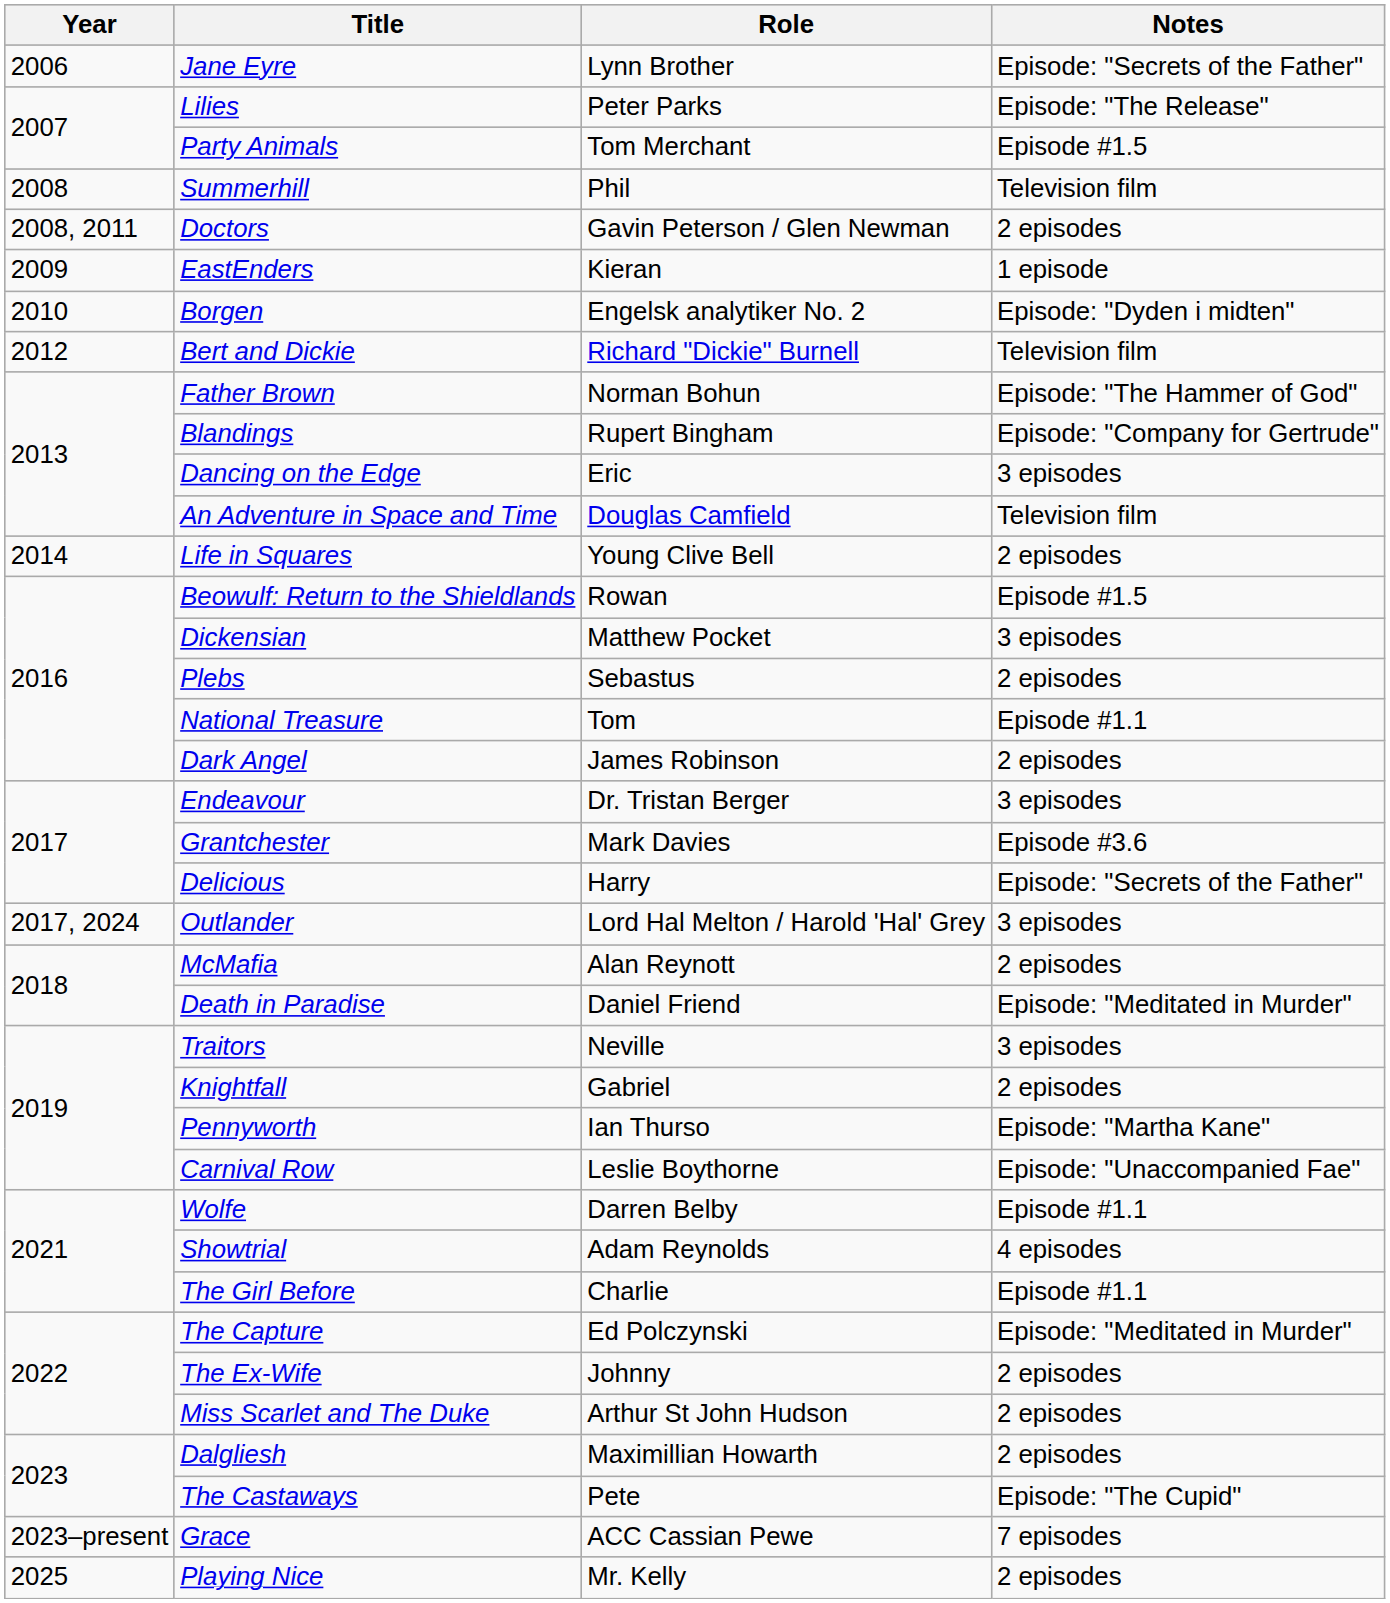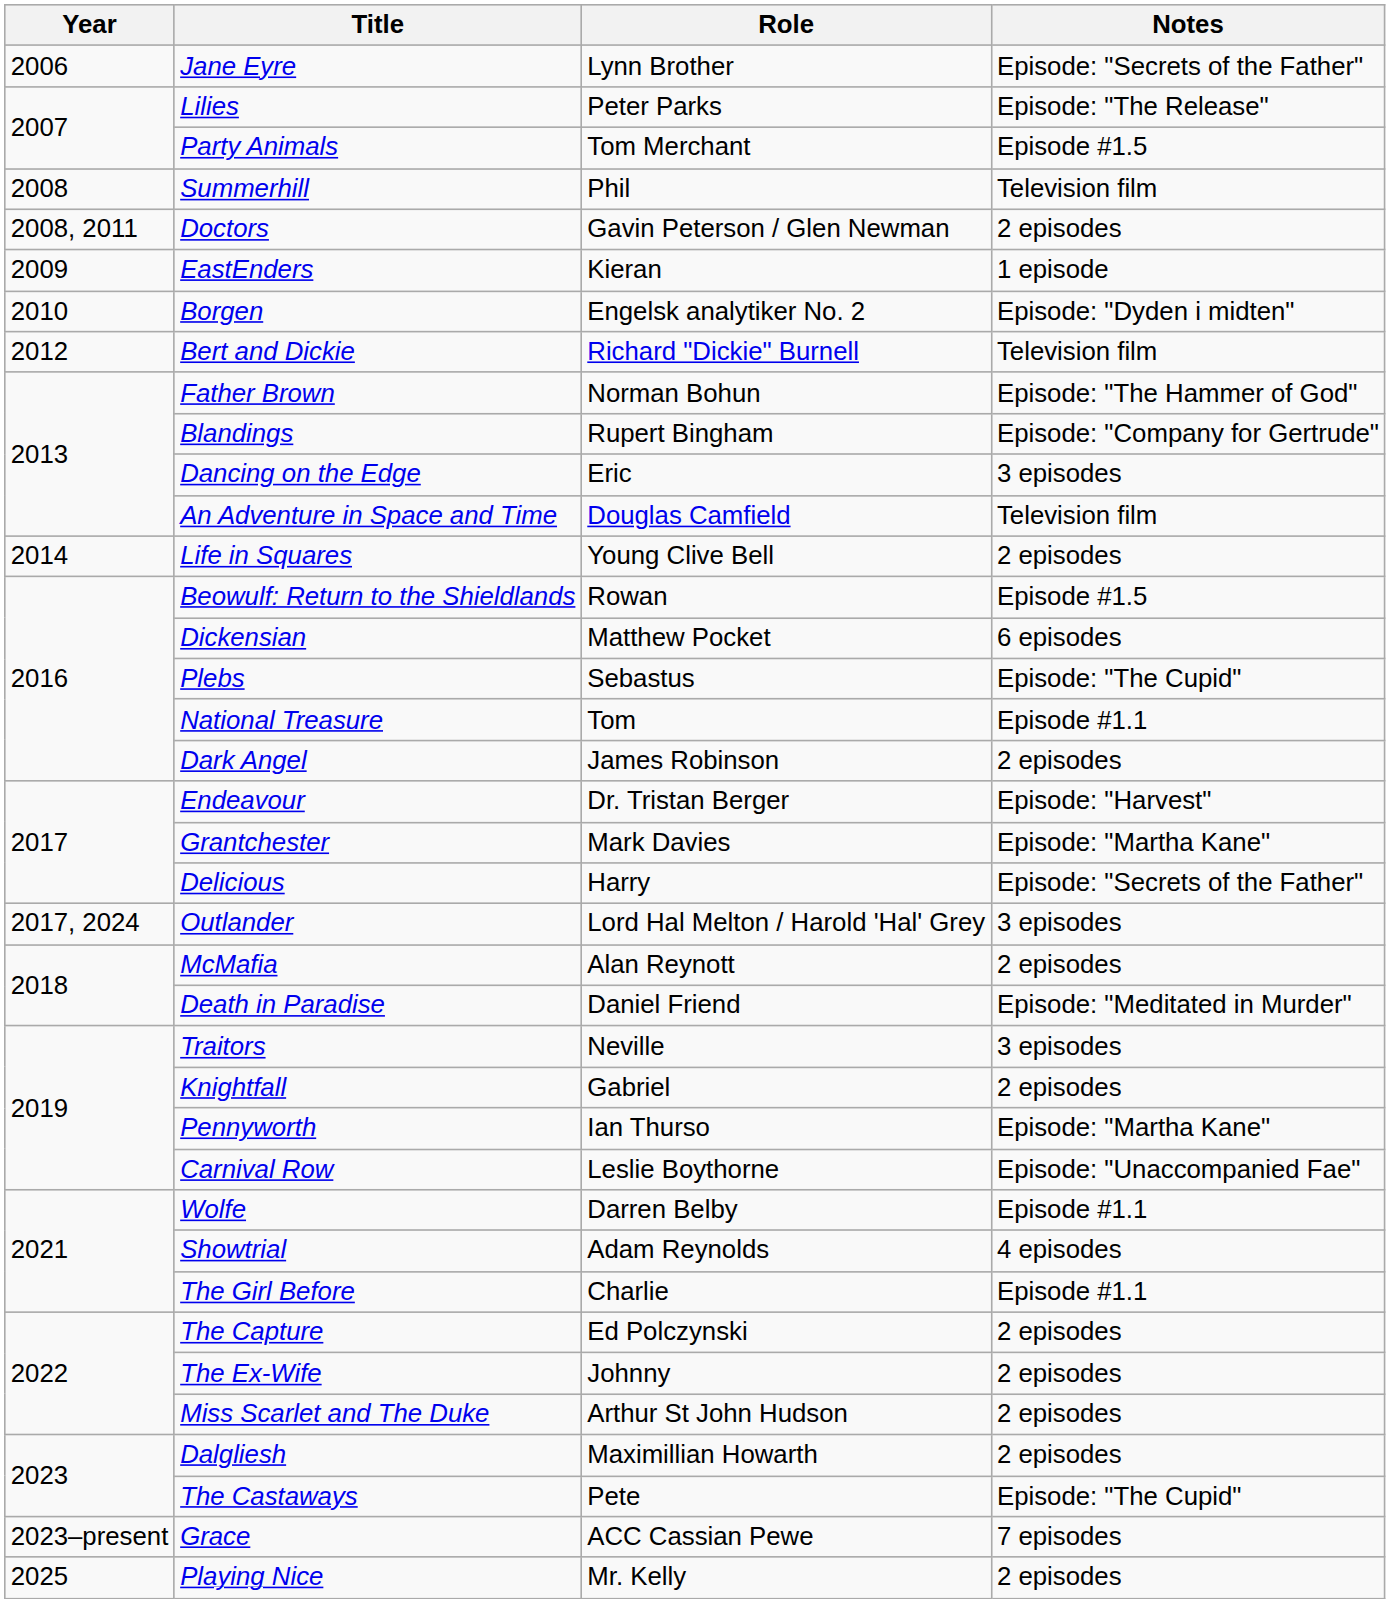(1059, 637) 3 episodes -> (1059, 637) 6 episodes
(1059, 678) 2 episodes -> (1119, 678) Episode: "The Cupid"
(1059, 801) 3 episodes -> (1104, 801) Episode: "Harvest"
(1072, 842) Episode #3.6 -> (1134, 842) Episode: "Martha Kane"
(1174, 1332) Episode: "Meditated in Murder" -> (1059, 1332) 2 episodes
